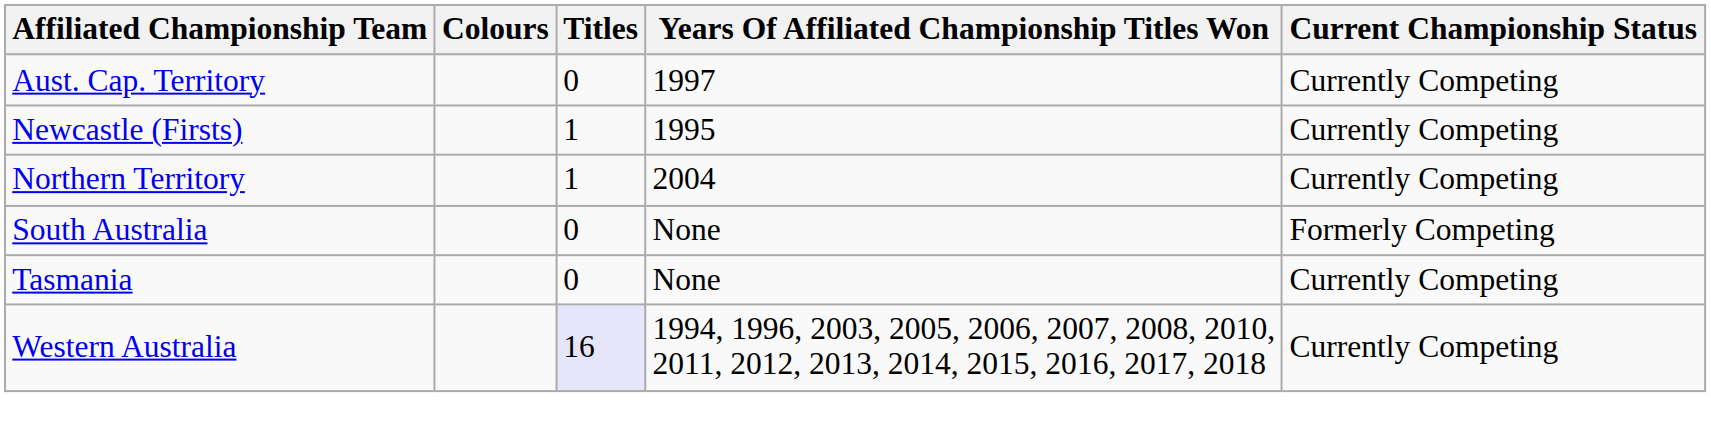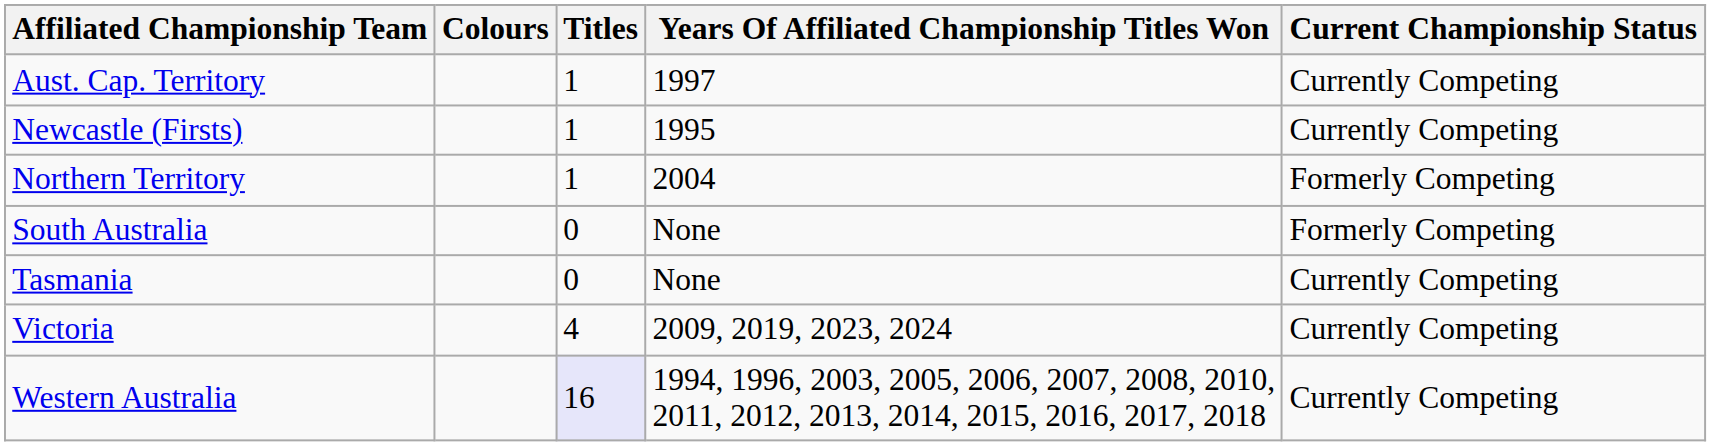(571, 79) 0 -> (571, 79) 1
(1424, 179) Currently Competing -> (1422, 179) Formerly Competing
+ row: (63, 329)
